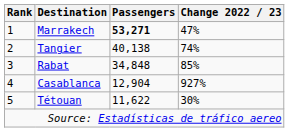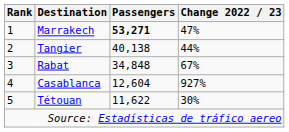(190, 48) 74% -> (190, 48) 44%
(190, 66) 85% -> (190, 66) 67%
(131, 83) 12,904 -> (131, 83) 12,604
